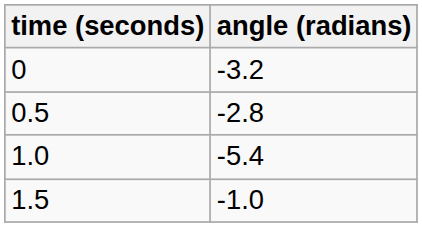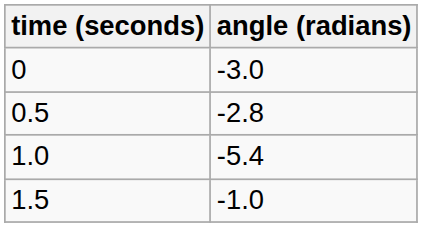(240, 69) -3.2 -> (240, 69) -3.0
